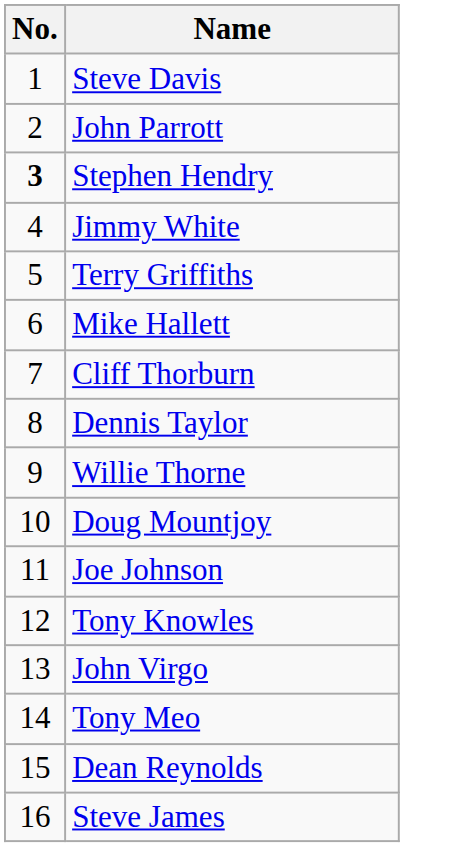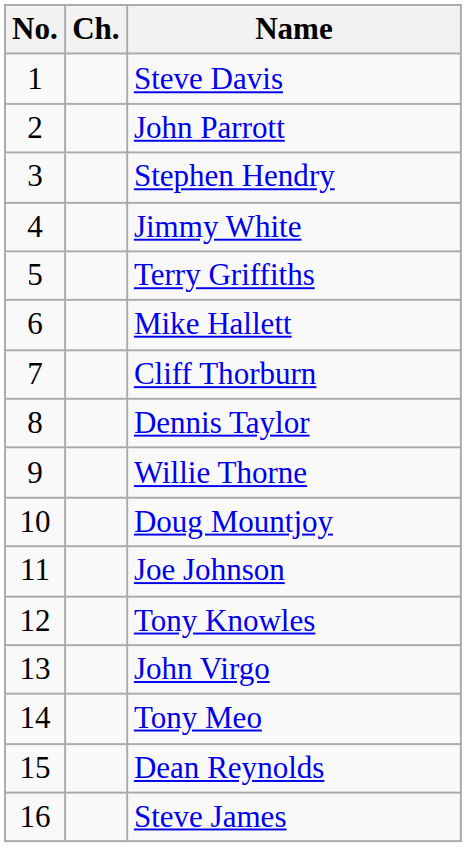+ column: (96, 29)
(35, 176) bold -> (35, 176) normal
